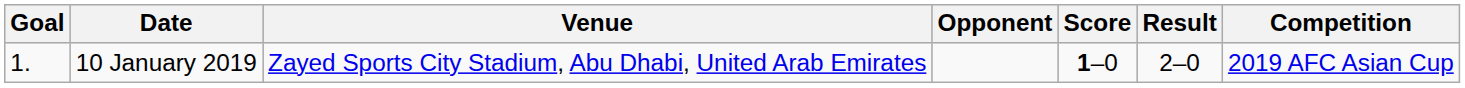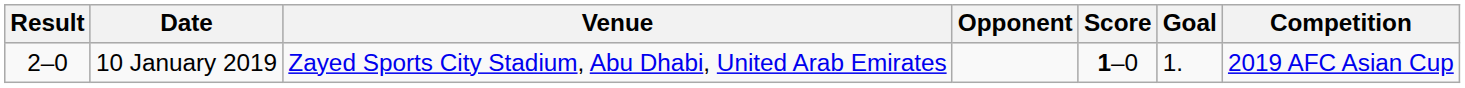columns swapped: (37, 23) <-> (1180, 23)
